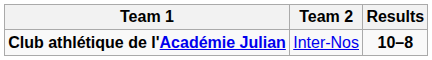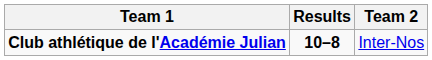columns swapped: (326, 17) <-> (395, 17)
